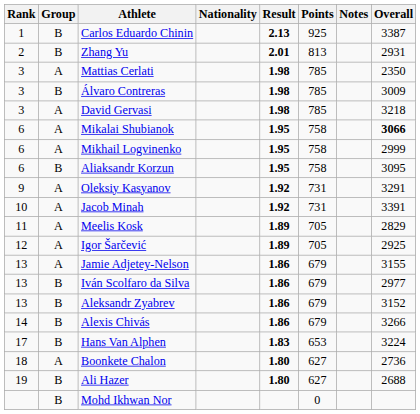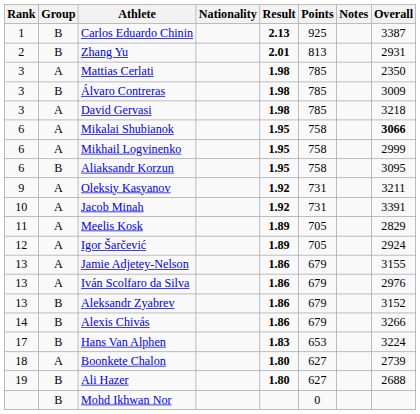(393, 187) 3291 -> (393, 187) 3211
(393, 245) 2925 -> (393, 245) 2924
(58, 284) B -> (58, 284) A
(393, 284) 2977 -> (393, 284) 2976
(393, 361) 2736 -> (393, 361) 2739
